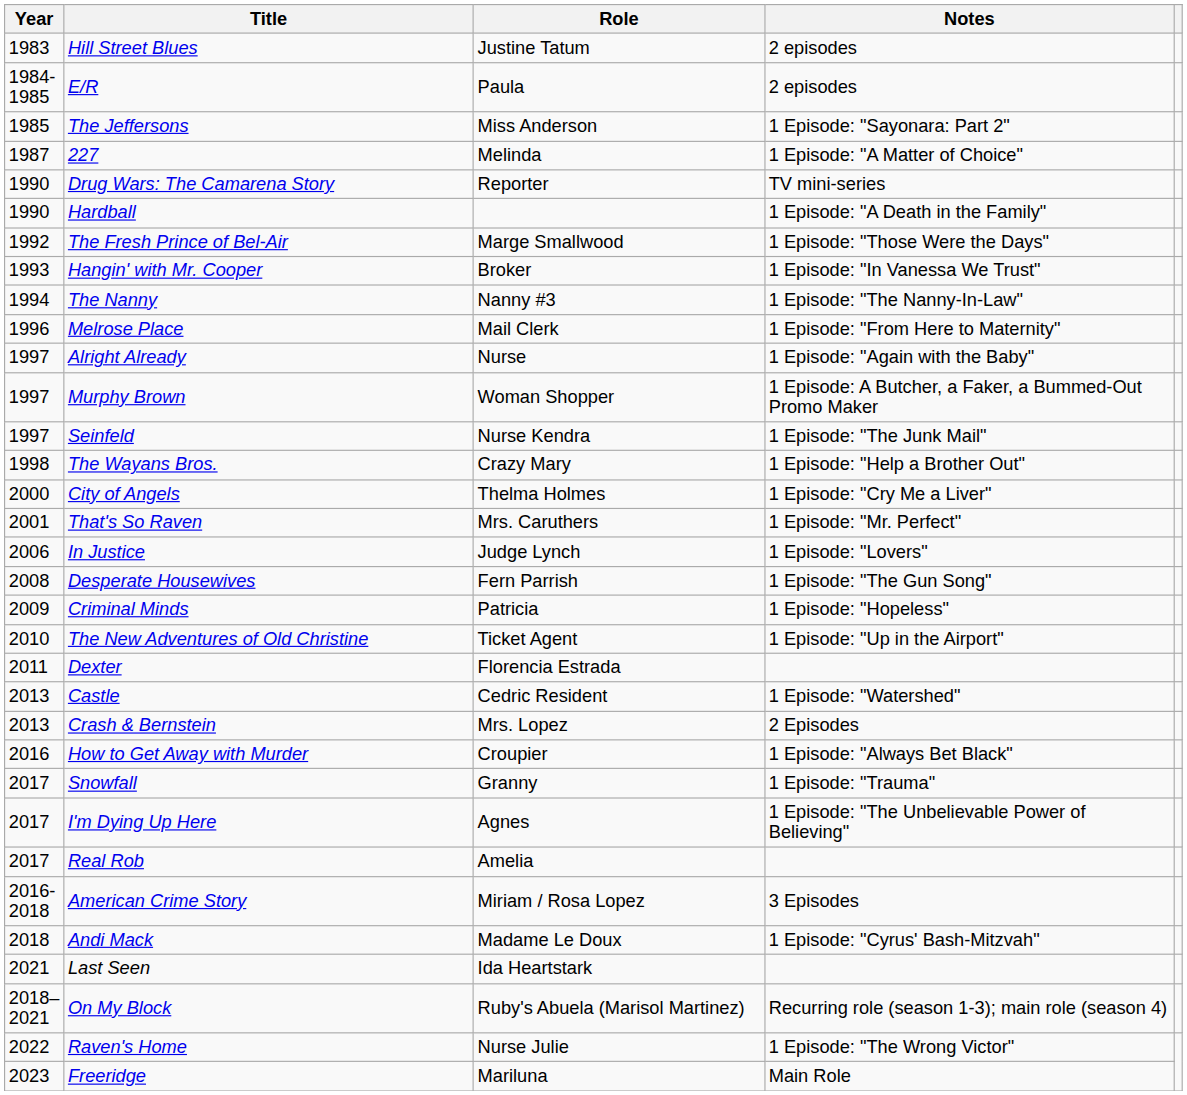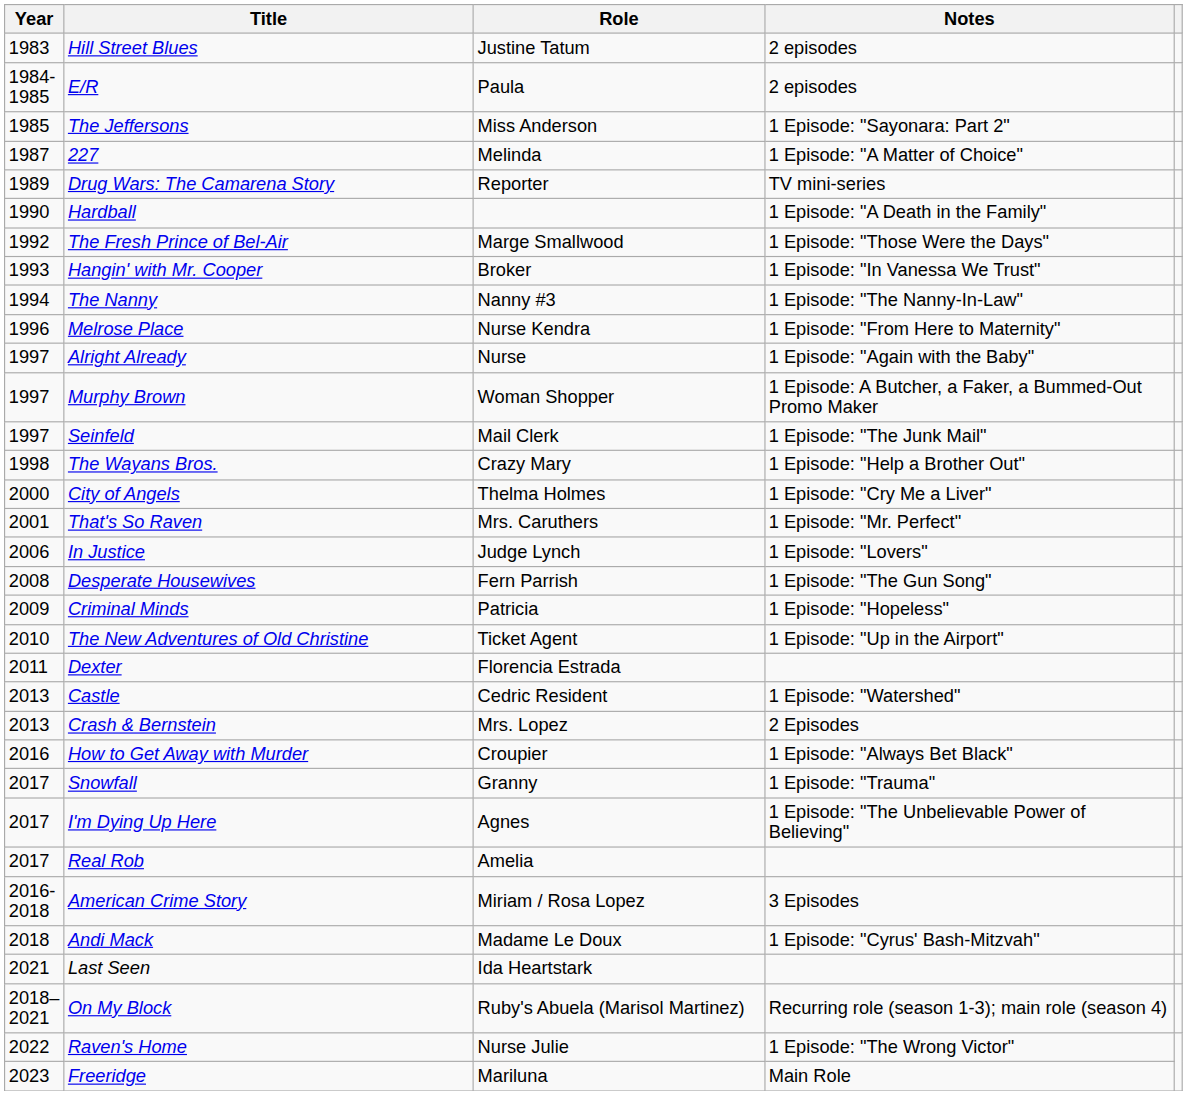(29, 184) 1990 -> (29, 184) 1989
(518, 328) Mail Clerk -> (534, 328) Nurse Kendra
(534, 436) Nurse Kendra -> (518, 436) Mail Clerk
